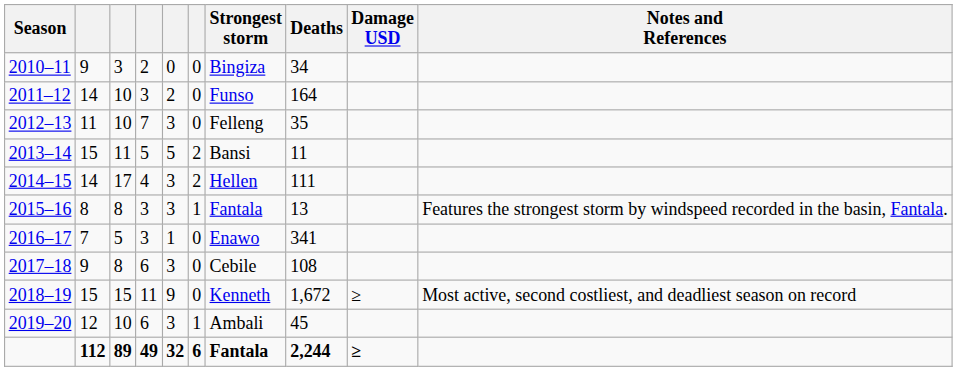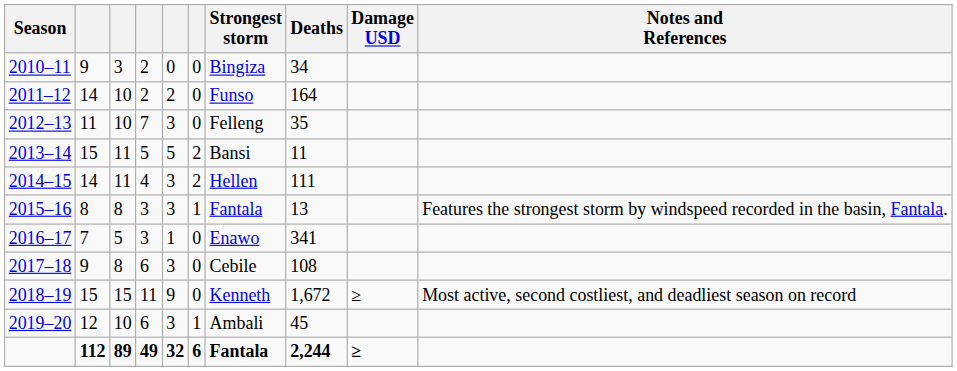(144, 95) 3 -> (144, 95) 2
(123, 180) 17 -> (122, 180) 11
